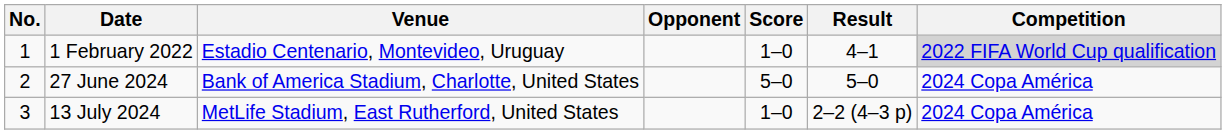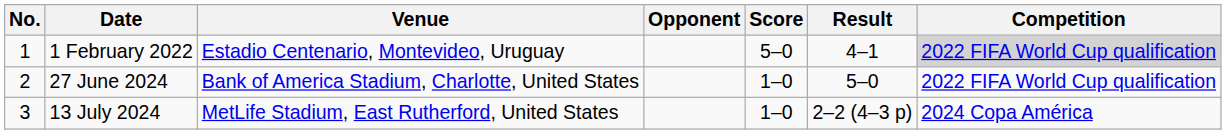(776, 50) 1–0 -> (776, 50) 5–0
(776, 81) 5–0 -> (776, 81) 1–0
(1007, 81) 2024 Copa América -> (1069, 81) 2022 FIFA World Cup qualification
